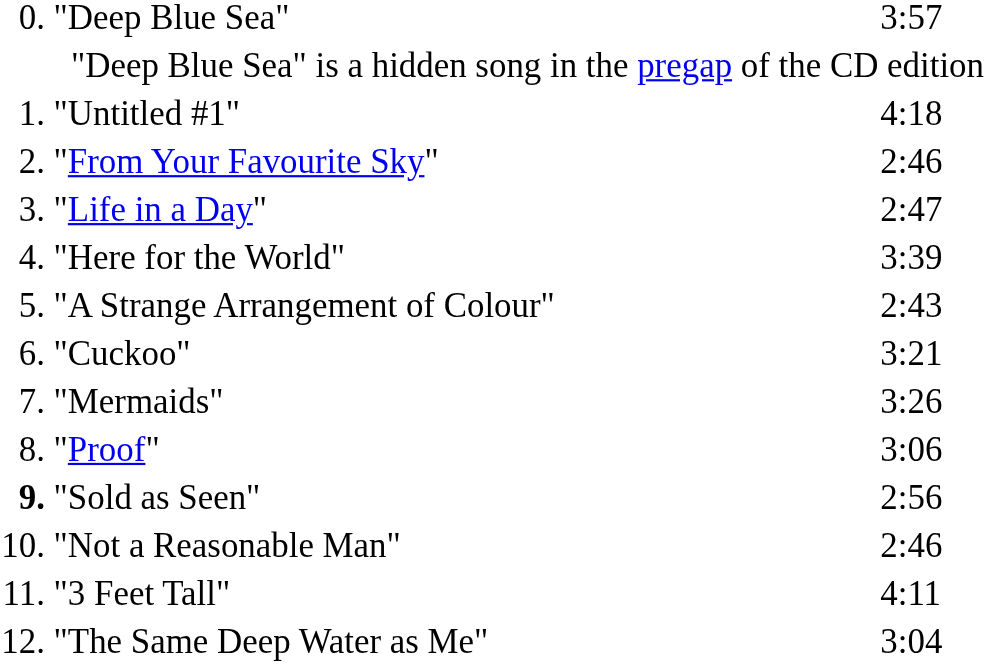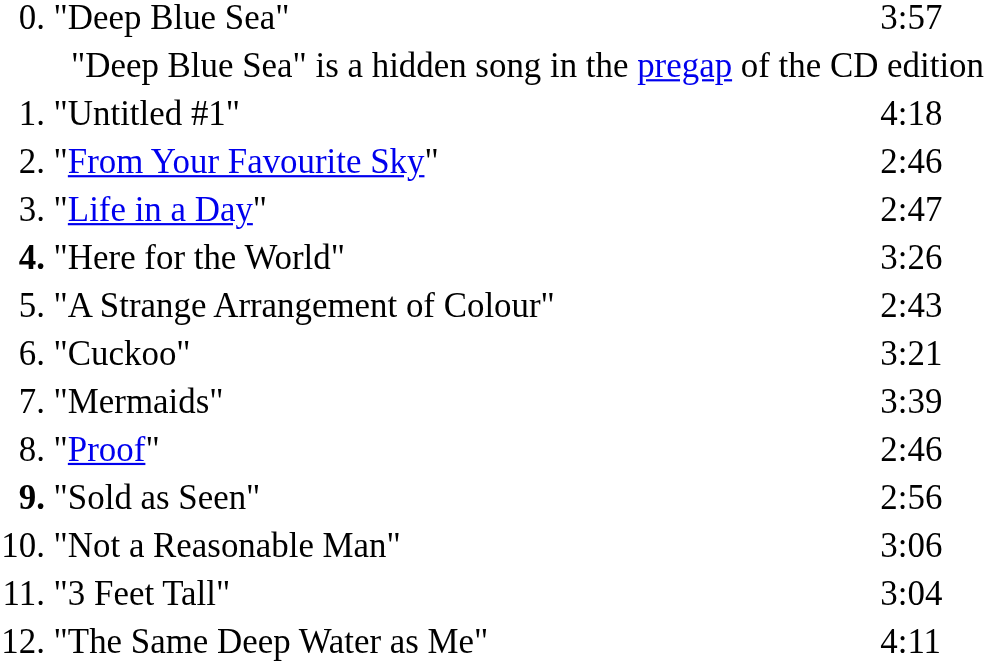(32, 257) normal -> (32, 257) bold
(911, 257) 3:39 -> (911, 257) 3:26
(911, 401) 3:26 -> (911, 401) 3:39
(911, 449) 3:06 -> (911, 449) 2:46
(911, 545) 2:46 -> (911, 545) 3:06
(911, 593) 4:11 -> (911, 593) 3:04
(911, 641) 3:04 -> (911, 641) 4:11
